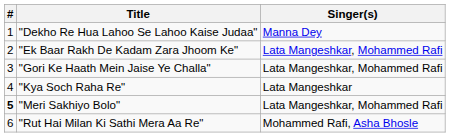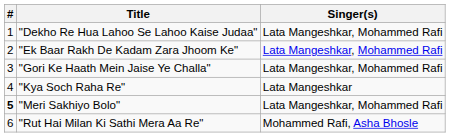(292, 32) Manna Dey -> (353, 32) Lata Mangeshkar, Mohammed Rafi
